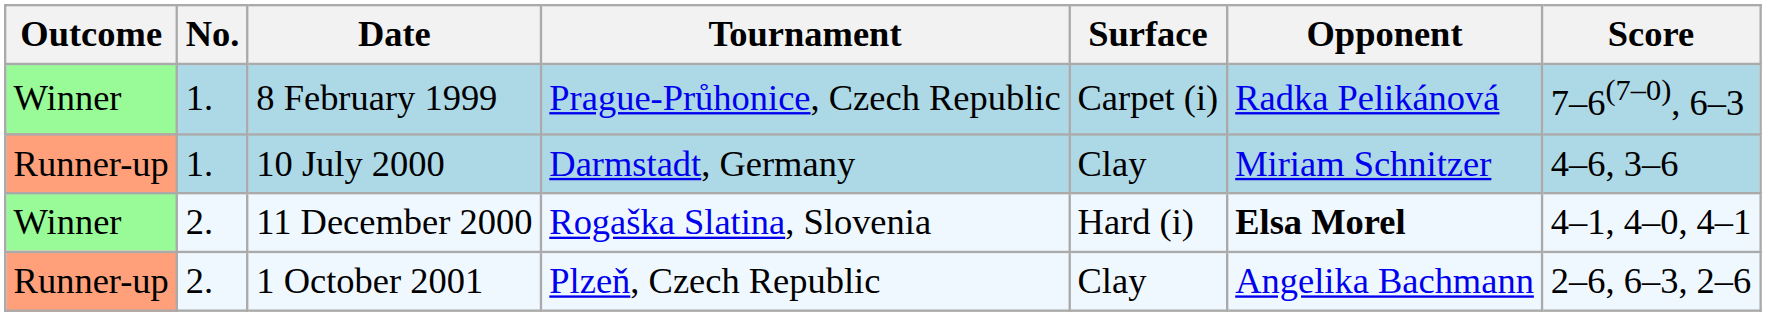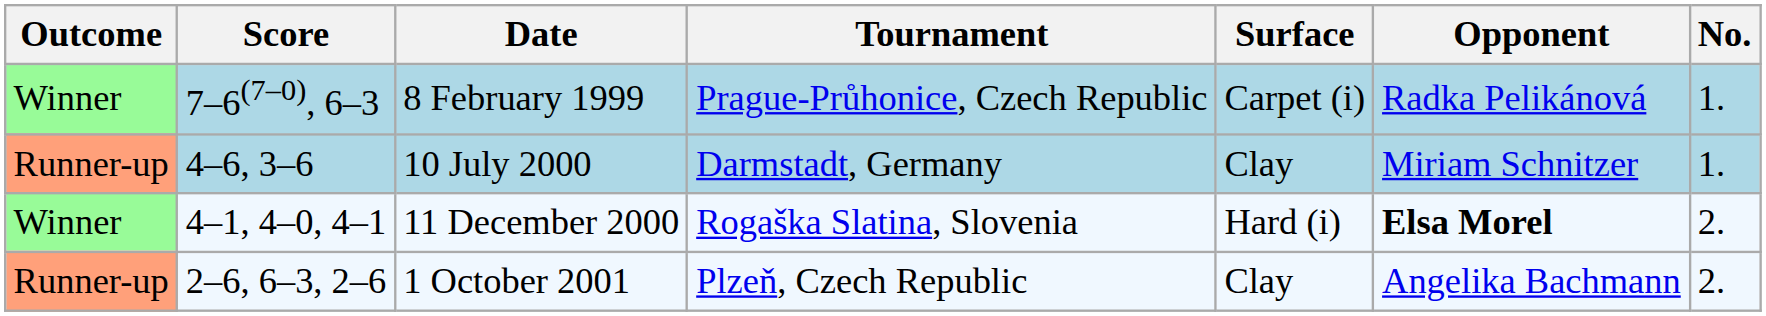columns swapped: (213, 33) <-> (1651, 33)
